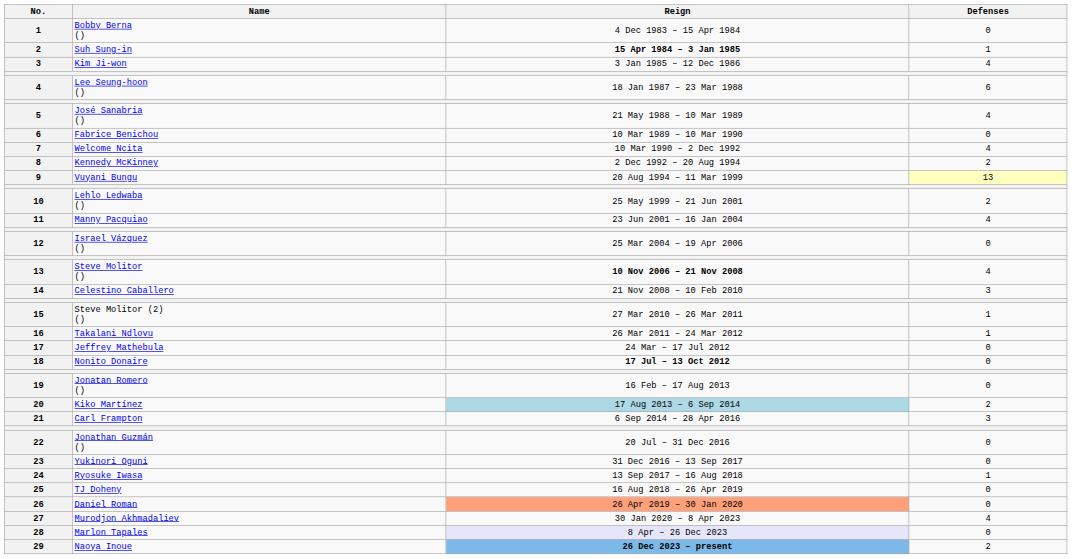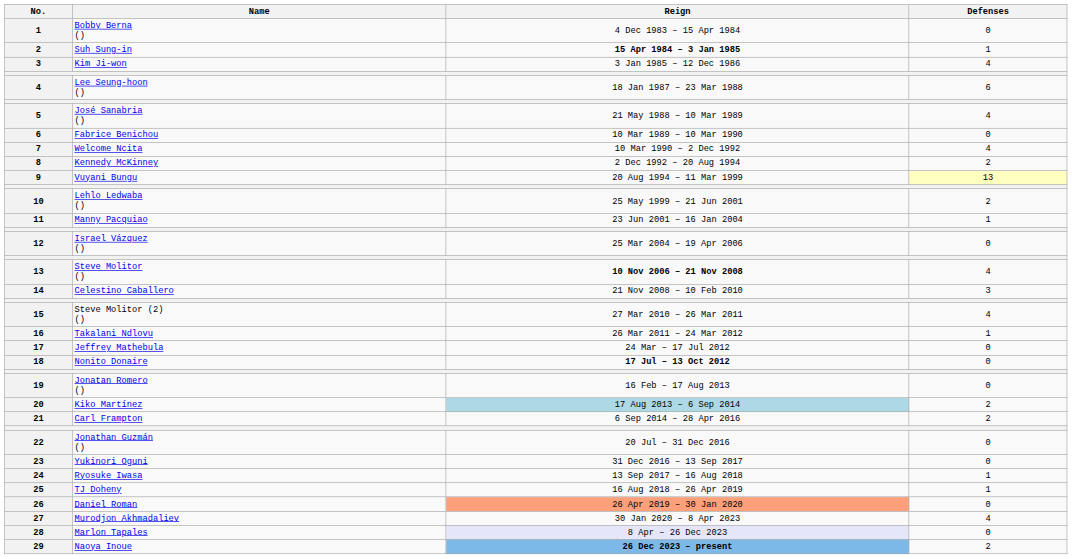(988, 220) 4 -> (988, 220) 1
(988, 315) 1 -> (988, 315) 4
(988, 419) 3 -> (988, 419) 2
(988, 490) 0 -> (988, 490) 1
